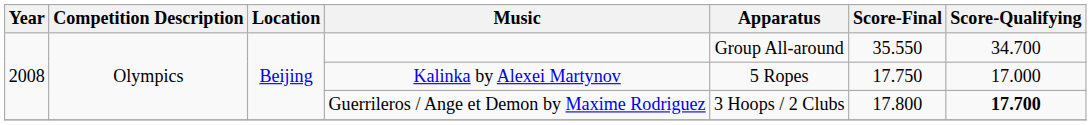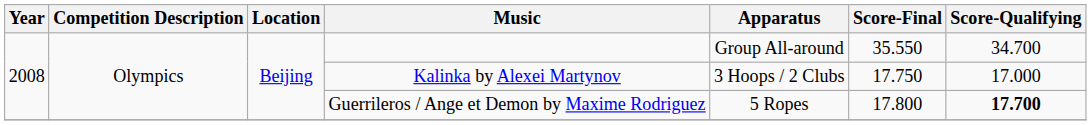(779, 76) 5 Ropes -> (779, 76) 3 Hoops / 2 Clubs
(779, 104) 3 Hoops / 2 Clubs -> (779, 104) 5 Ropes
